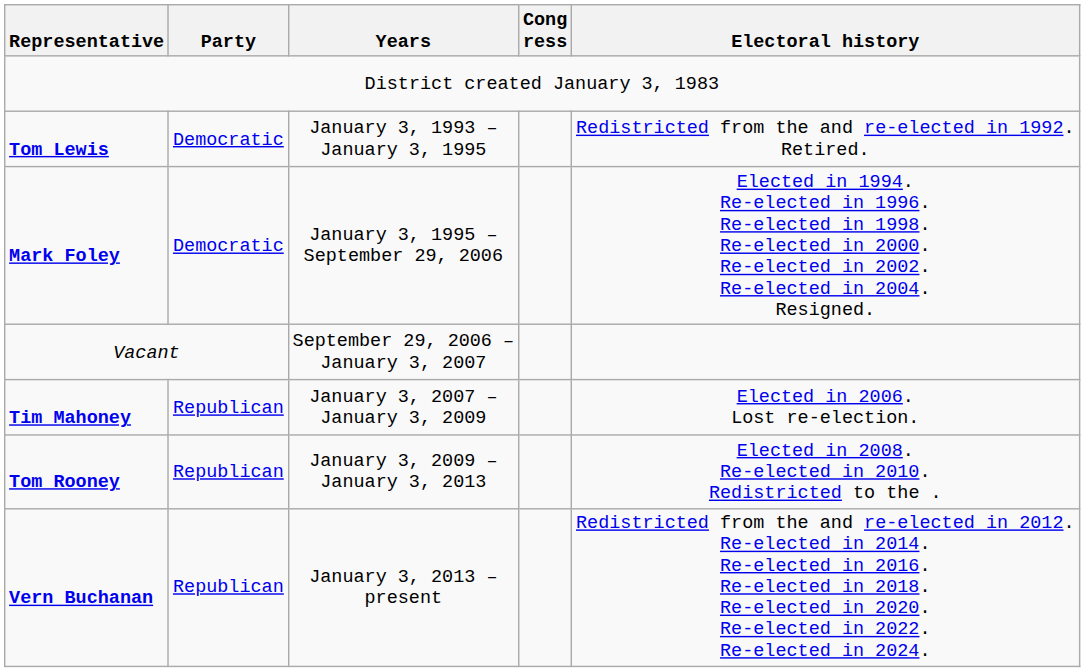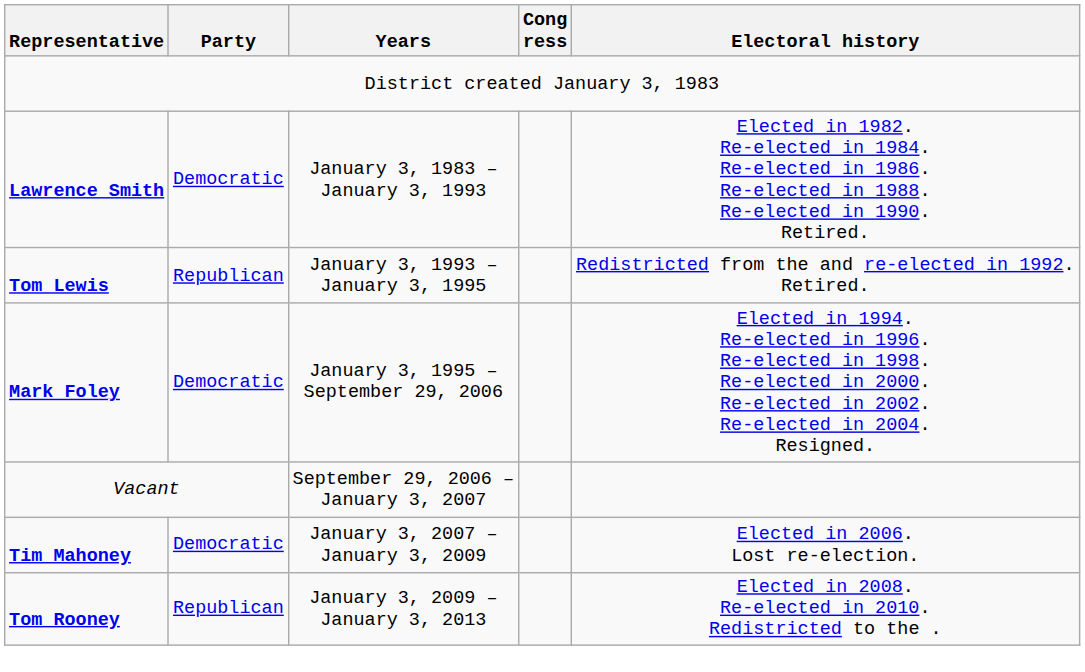+ row: (87, 190)
(228, 139) Democratic -> (228, 276) Republican
(228, 408) Republican -> (228, 544) Democratic
- row: (81, 598)
